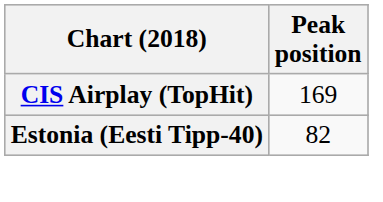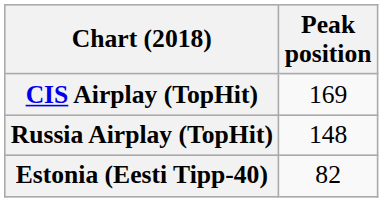+ row: (142, 134)
